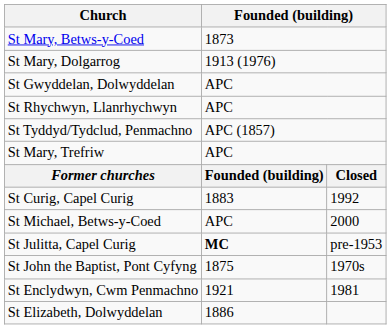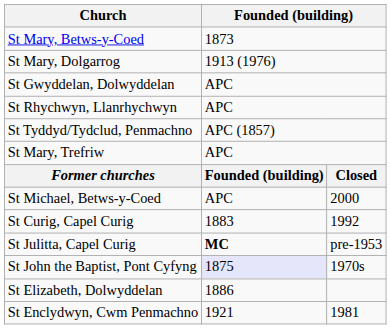rows swapped: (84, 221) <-> (71, 198)
(219, 267) no background -> (219, 267) lavender background
rows swapped: (103, 289) <-> (85, 312)
